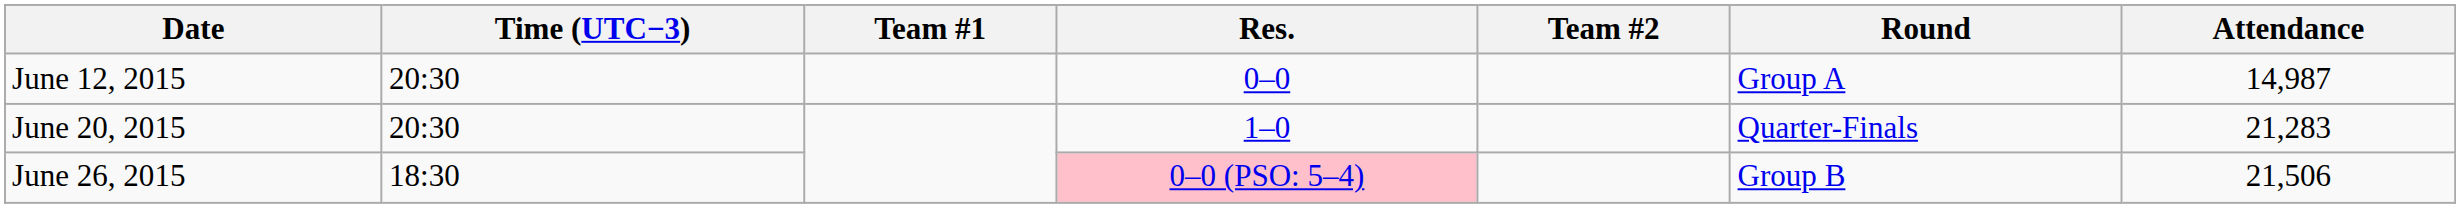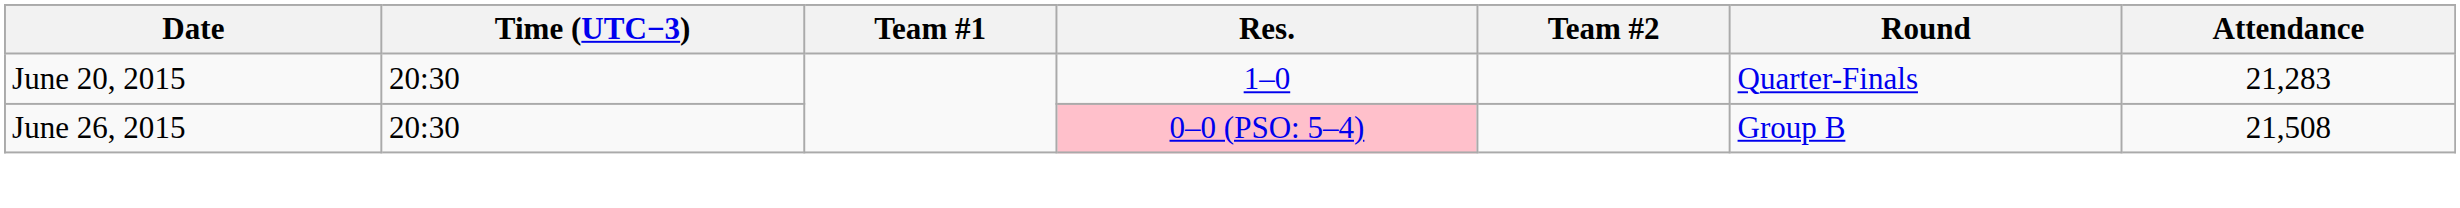- row: (99, 78)
(424, 176) 18:30 -> (424, 127) 20:30
(2288, 176) 21,506 -> (2288, 127) 21,508
